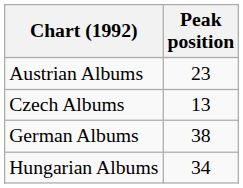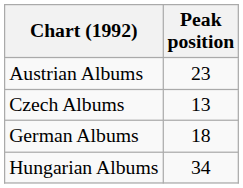(201, 135) 38 -> (201, 135) 18
